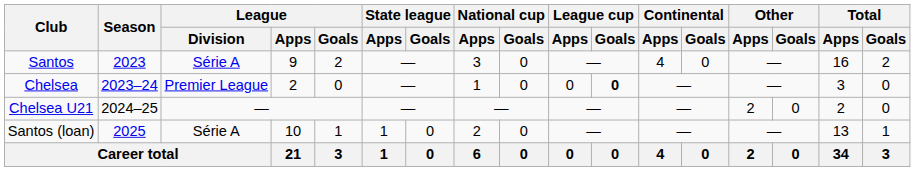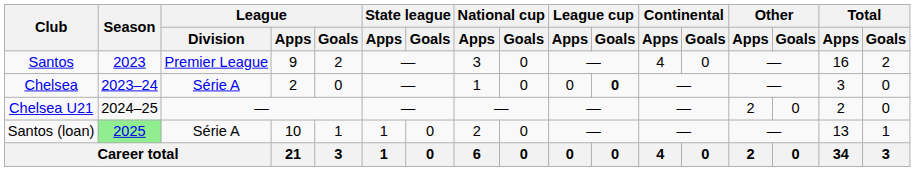(216, 62) Série A -> (216, 62) Premier League
(216, 85) Premier League -> (216, 85) Série A
(129, 131) no background -> (129, 131) lightgreen background
